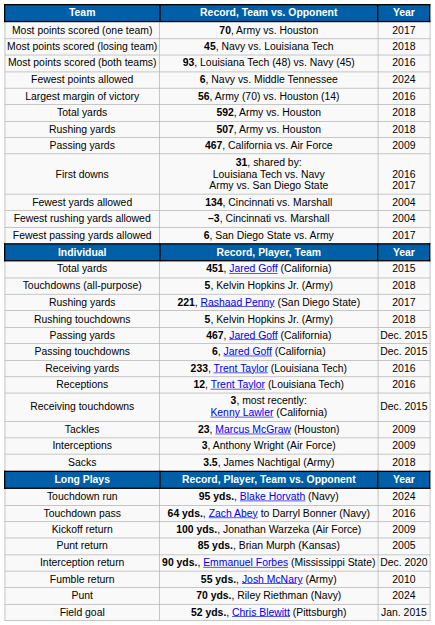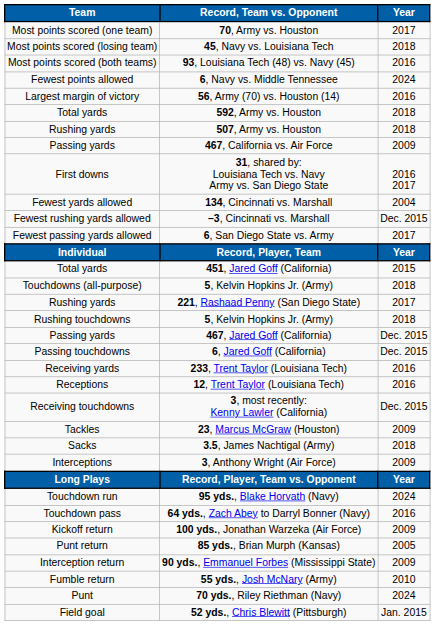(404, 218) 2004 -> (404, 218) Dec. 2015
rows swapped: (82, 462) <-> (82, 446)
(404, 563) Dec. 2020 -> (404, 563) 2009
